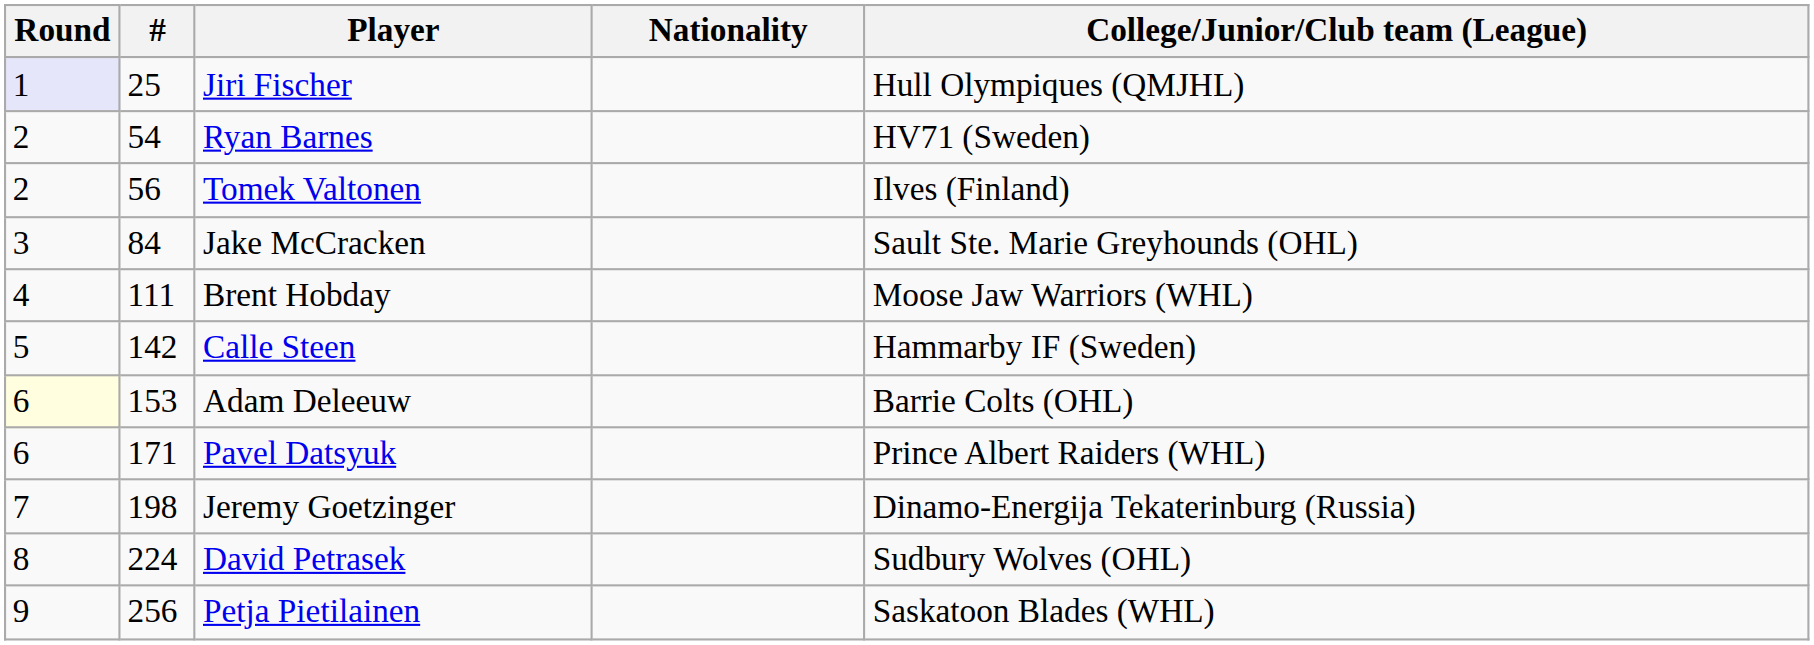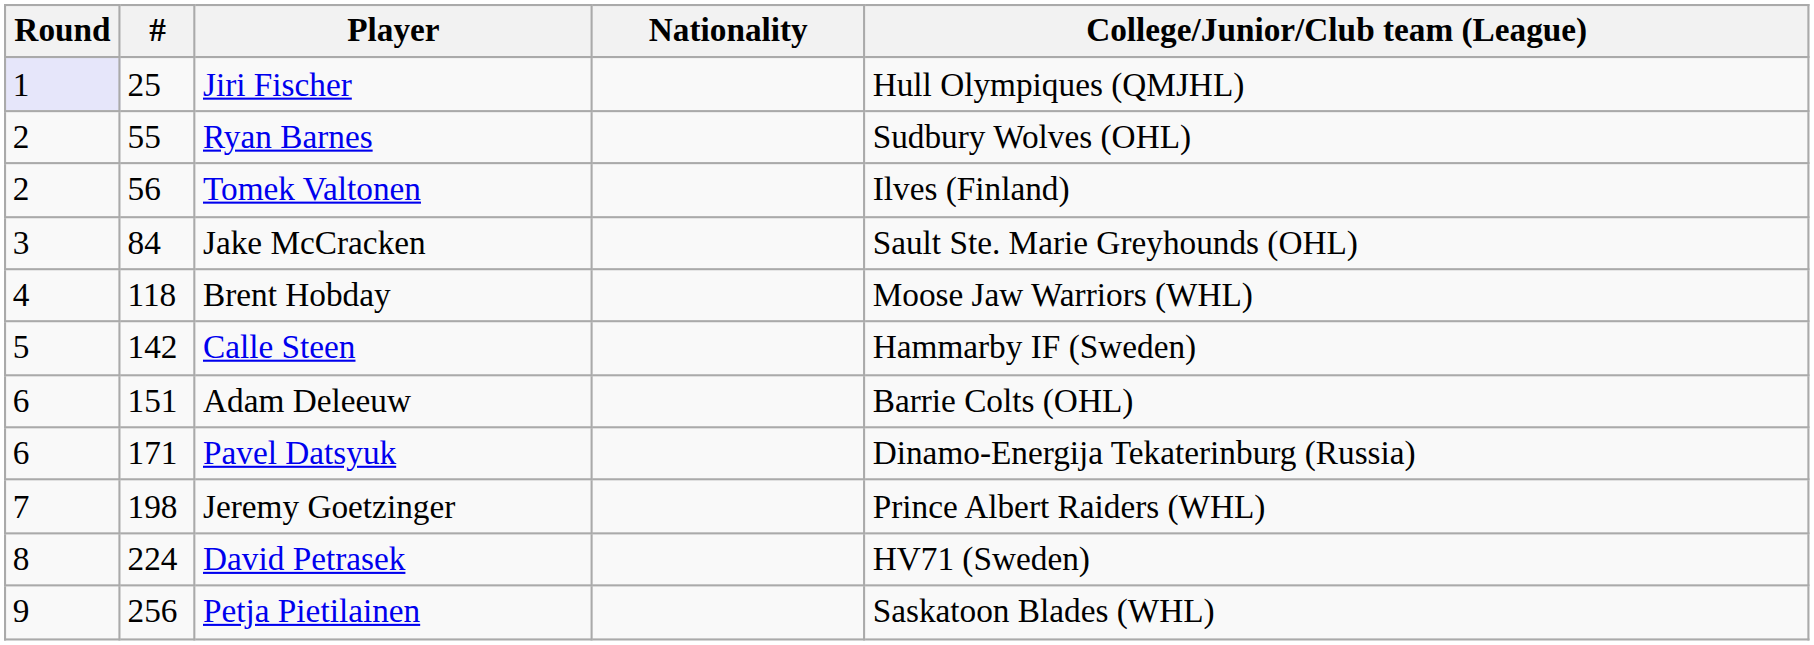(144, 136) 54 -> (144, 136) 55
(981, 136) HV71 (Sweden) -> (1032, 136) Sudbury Wolves (OHL)
(151, 294) 111 -> (152, 294) 118
(21, 400) lightyellow background -> (21, 400) no background
(153, 400) 153 -> (153, 400) 151
(1069, 453) Prince Albert Raiders (WHL) -> (1144, 453) Dinamo-Energija Tekaterinburg (Russia)
(1144, 505) Dinamo-Energija Tekaterinburg (Russia) -> (1069, 505) Prince Albert Raiders (WHL)
(1032, 558) Sudbury Wolves (OHL) -> (981, 558) HV71 (Sweden)
